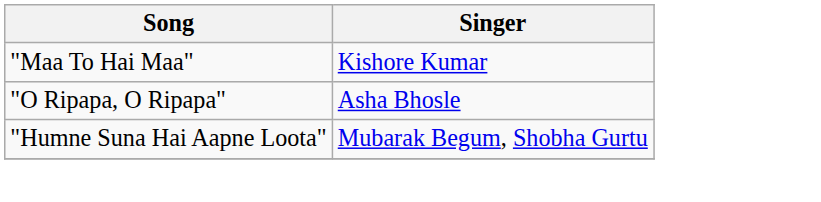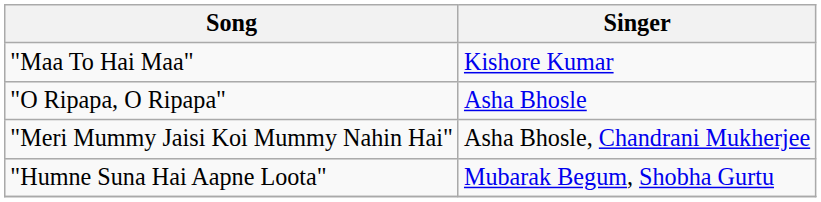+ row: (232, 138)
